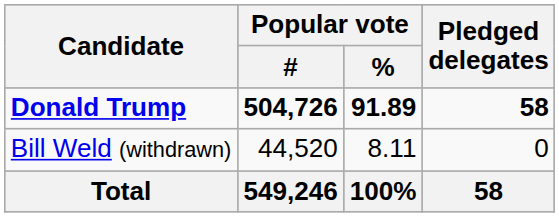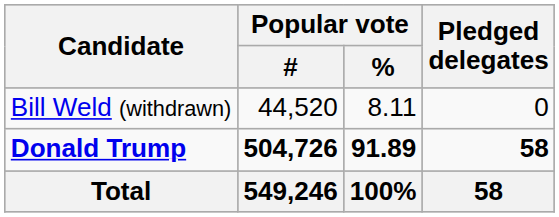rows swapped: (98, 107) <-> (121, 149)
